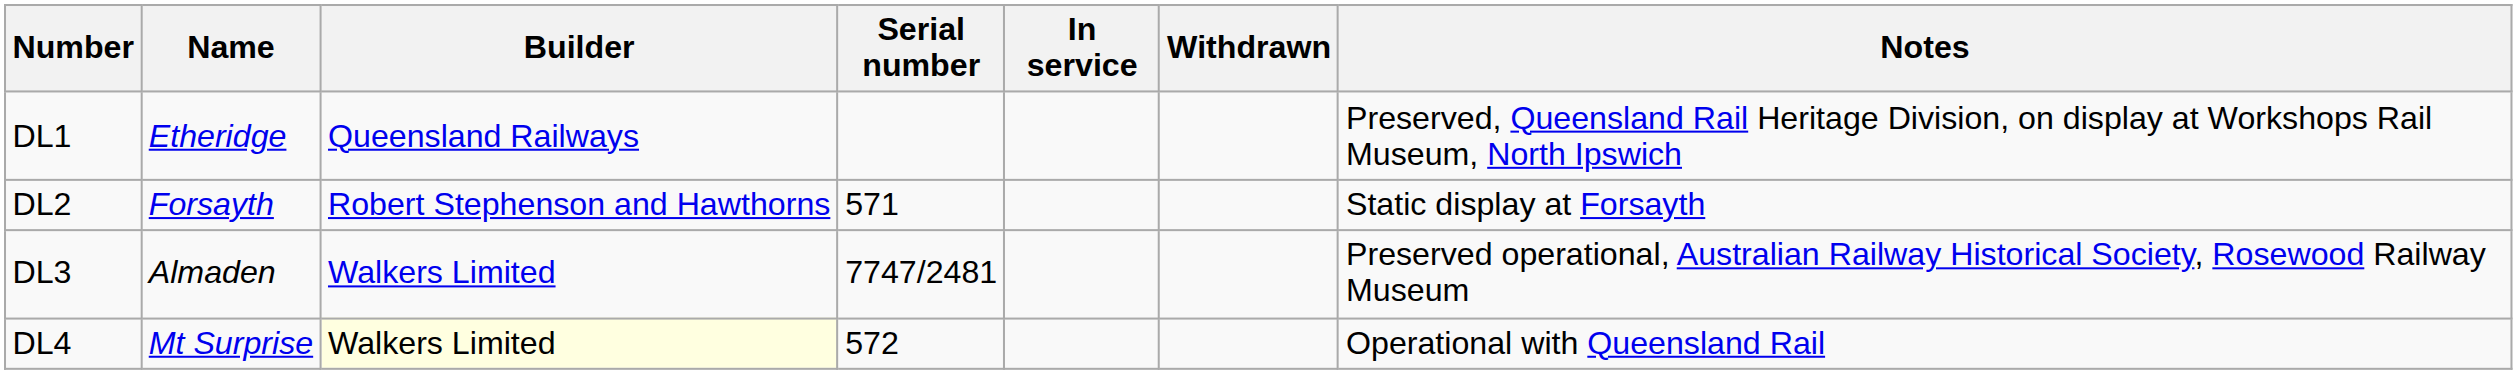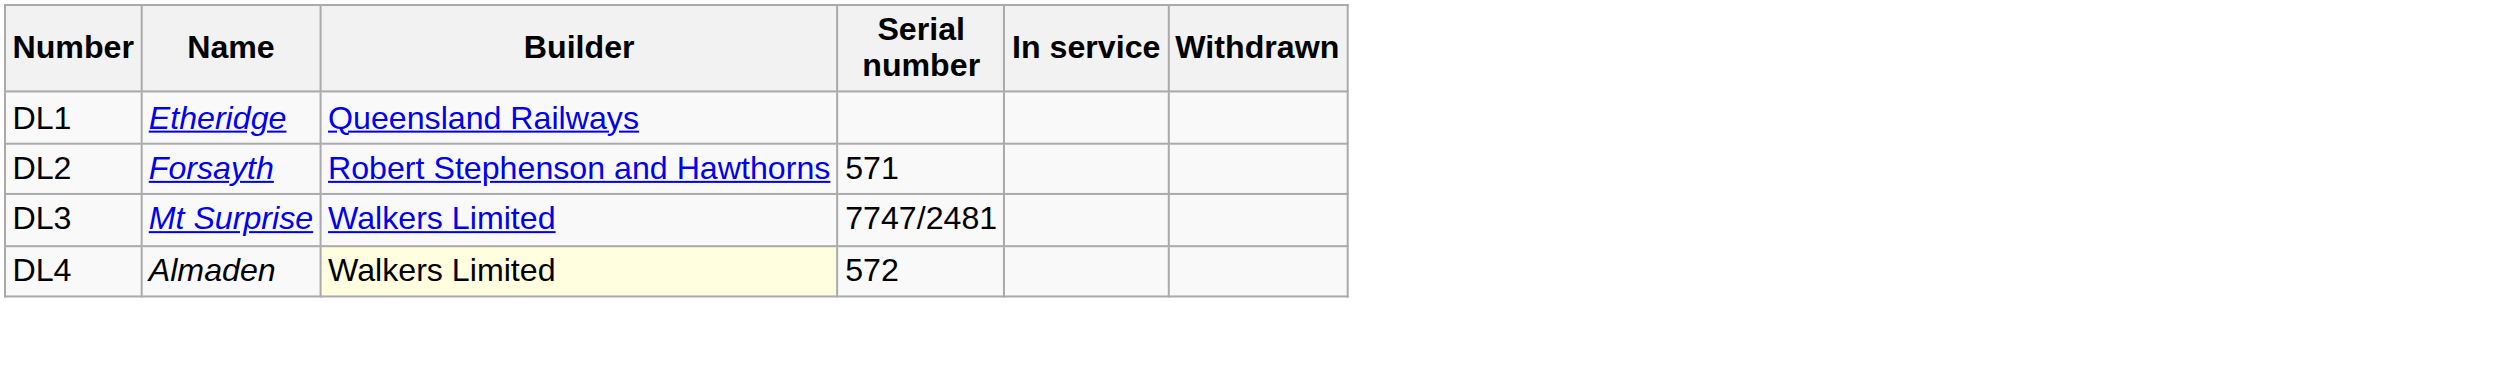- column: (1925, 48)
(212, 273) Almaden -> (231, 219) Mt Surprise
(231, 342) Mt Surprise -> (212, 270) Almaden
